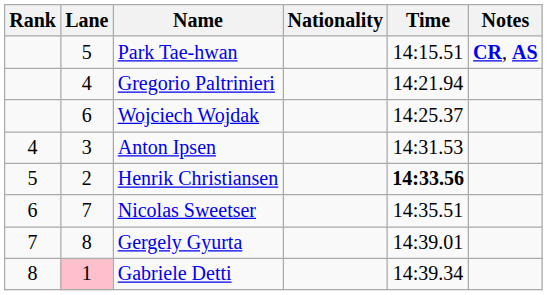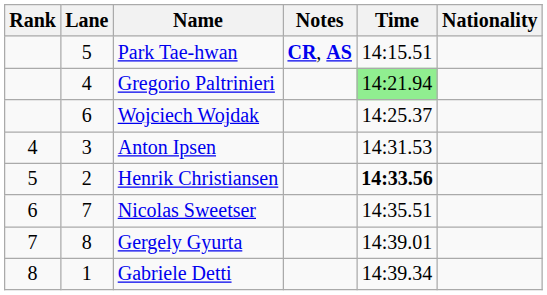columns swapped: (335, 20) <-> (505, 20)
(428, 83) no background -> (397, 83) lightgreen background
(87, 274) pink background -> (87, 274) no background
